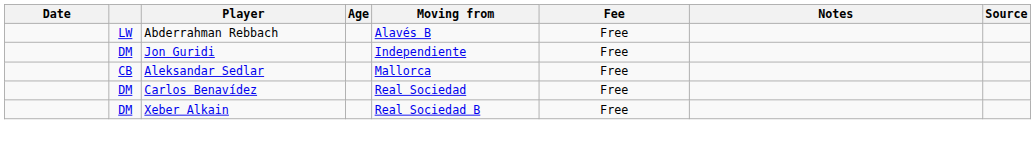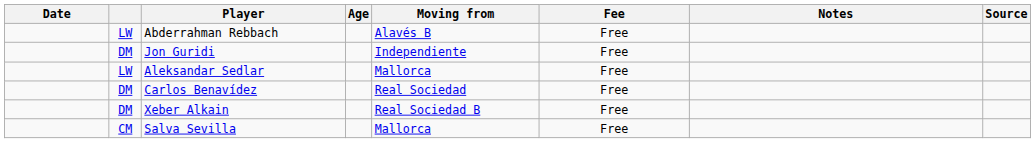(125, 71) CB -> (125, 71) LW
+ row: (190, 128)
